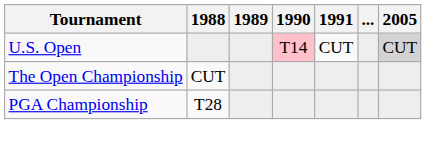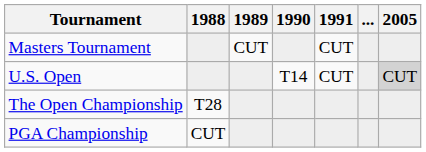+ row: (80, 47)
(293, 47) pink background -> (293, 76) no background
(208, 76) CUT -> (208, 104) T28
(208, 104) T28 -> (208, 133) CUT
